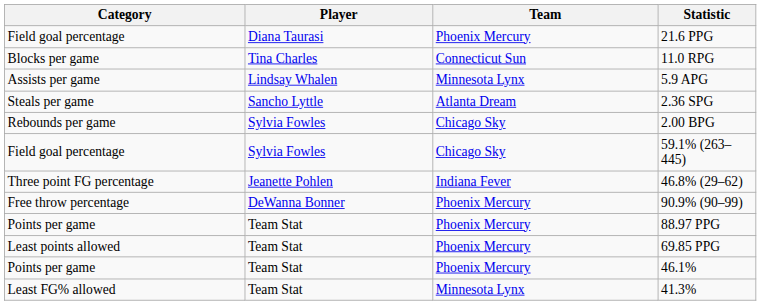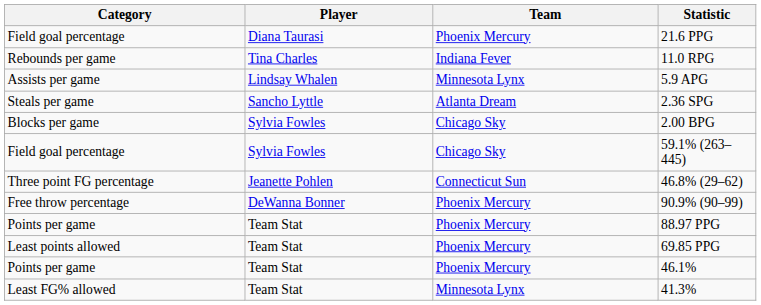(53, 58) Blocks per game -> (62, 58) Rebounds per game
(481, 58) Connecticut Sun -> (473, 58) Indiana Fever
(62, 123) Rebounds per game -> (53, 123) Blocks per game
(473, 181) Indiana Fever -> (481, 181) Connecticut Sun
